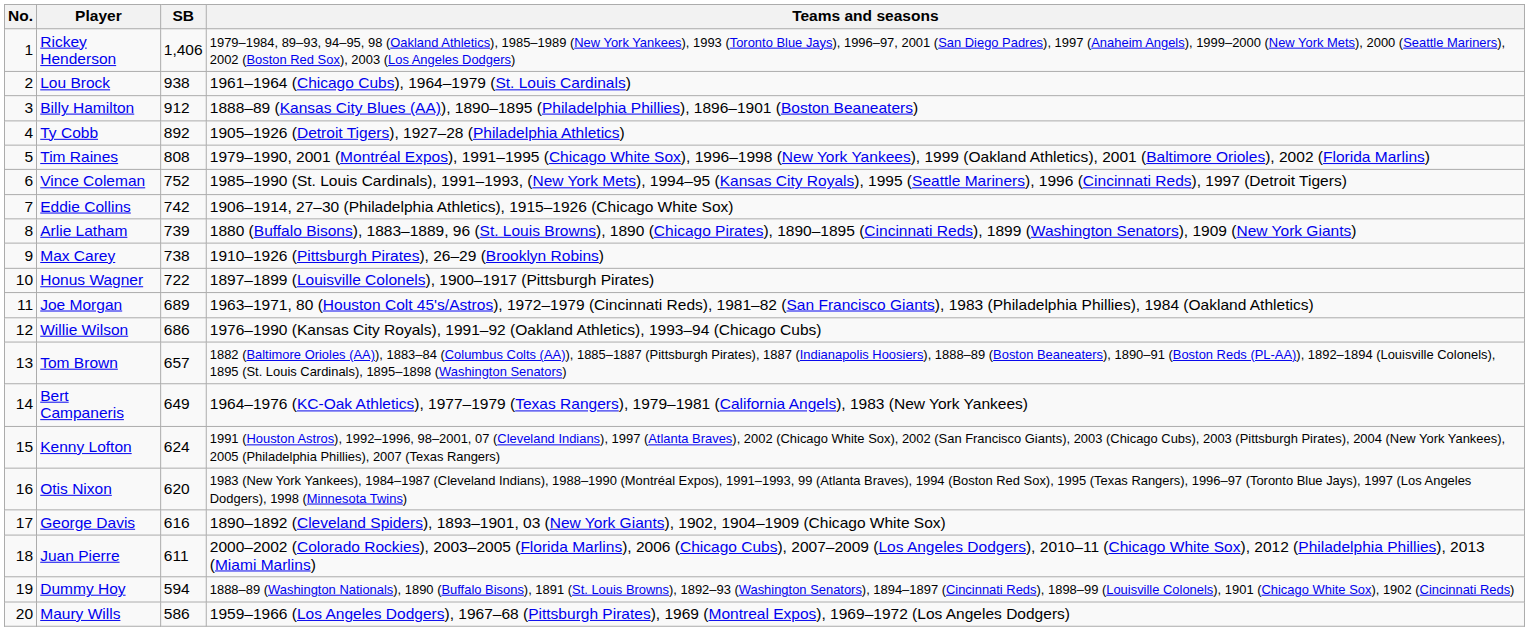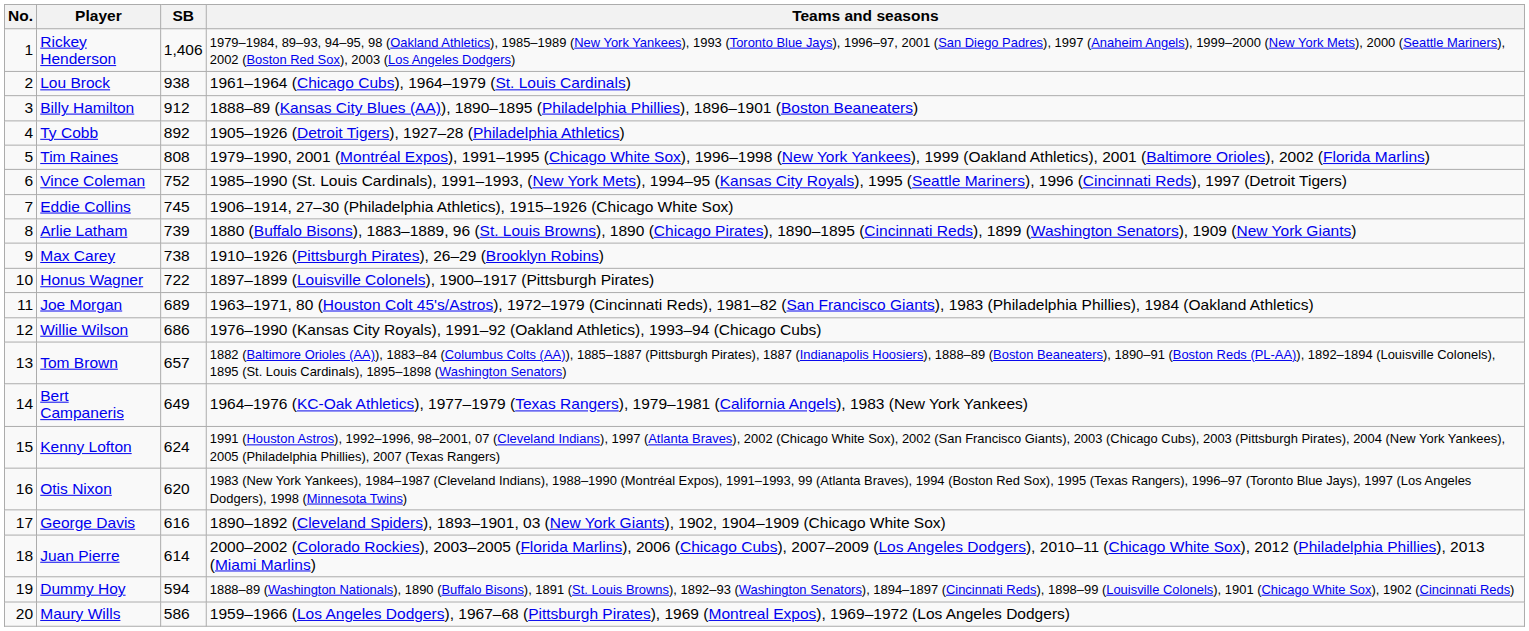(177, 206) 742 -> (177, 206) 745
(176, 555) 611 -> (177, 555) 614
